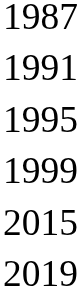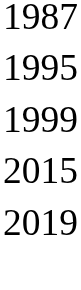- row: (40, 67)
